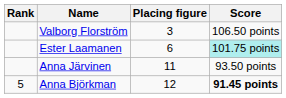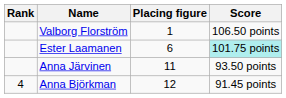(170, 31) 3 -> (170, 31) 1
(21, 84) 5 -> (21, 84) 4
(246, 84) bold -> (246, 84) normal
